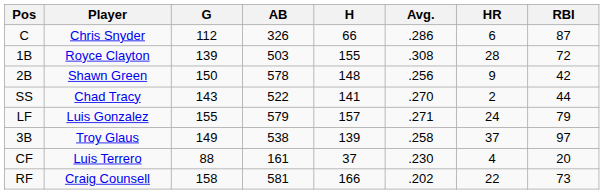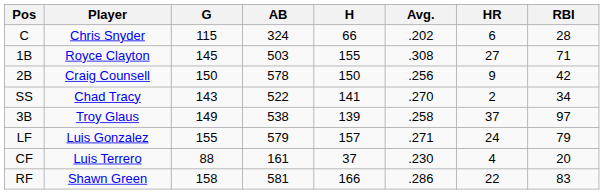(207, 35) 112 -> (207, 35) 115
(278, 35) 326 -> (278, 35) 324
(421, 35) .286 -> (421, 35) .202
(564, 35) 87 -> (564, 35) 28
(207, 55) 139 -> (207, 55) 145
(492, 55) 28 -> (492, 55) 27
(564, 55) 72 -> (564, 55) 71
(108, 76) Shawn Green -> (108, 76) Craig Counsell
(349, 76) 148 -> (349, 76) 150
(564, 96) 44 -> (564, 96) 34
rows swapped: (24, 138) <-> (24, 117)
(108, 179) Craig Counsell -> (108, 179) Shawn Green
(421, 179) .202 -> (421, 179) .286
(564, 179) 73 -> (564, 179) 83
